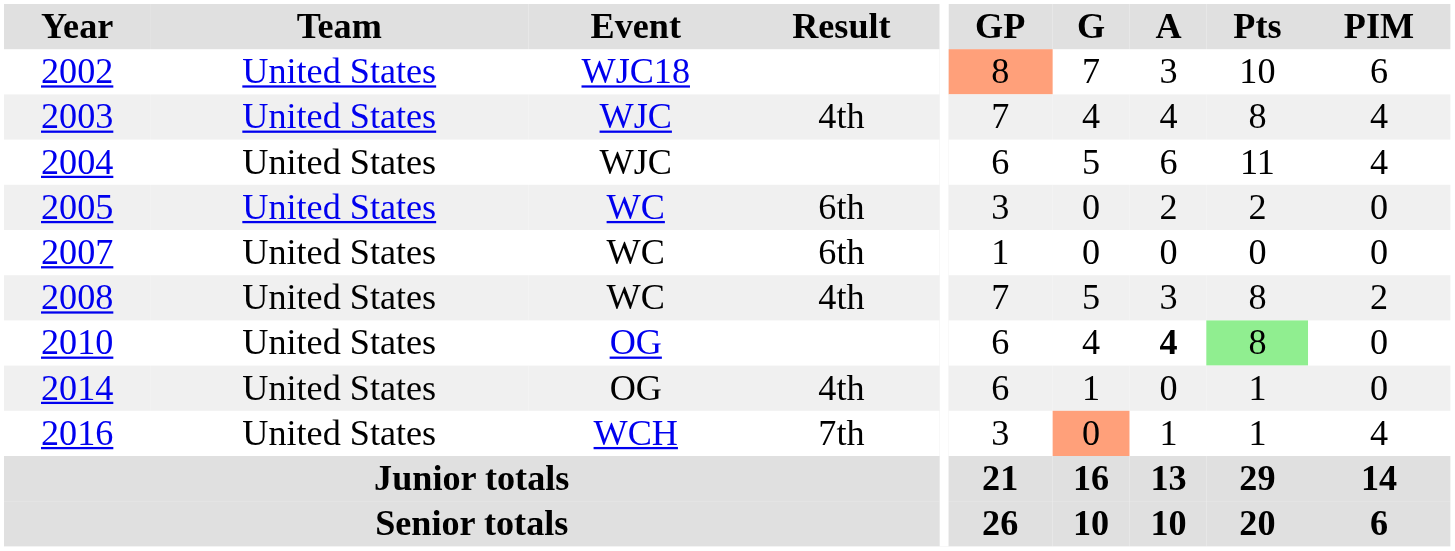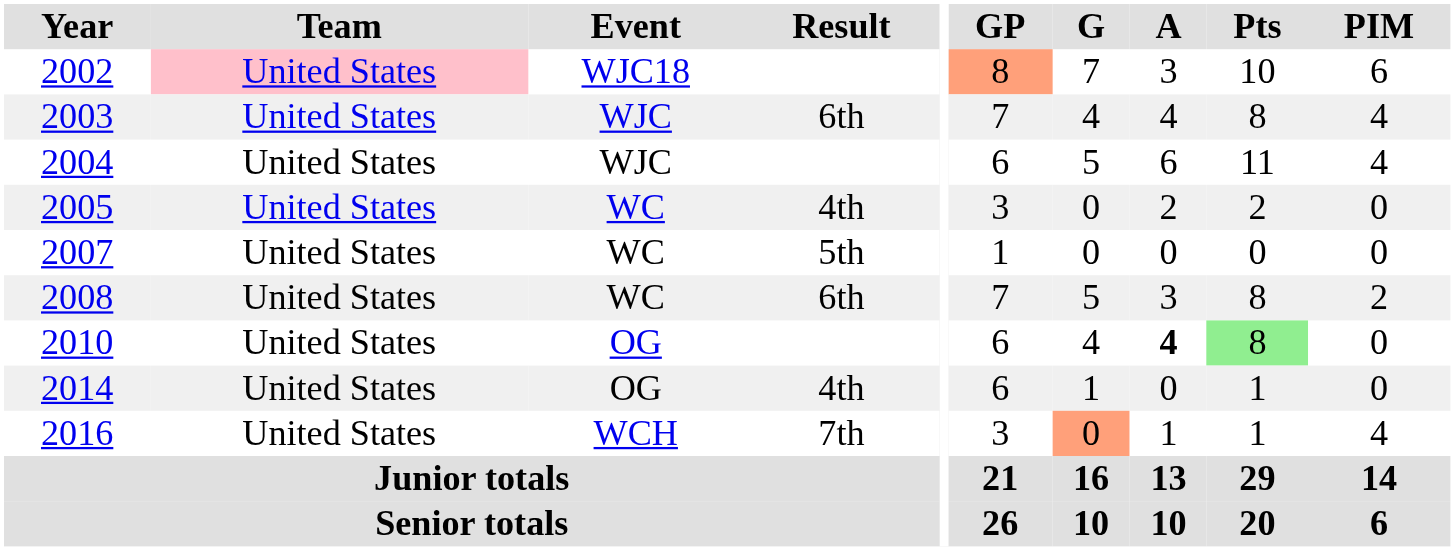(339, 71) no background -> (339, 71) pink background
(841, 116) 4th -> (841, 116) 6th
(841, 206) 6th -> (841, 206) 4th
(841, 251) 6th -> (841, 251) 5th
(841, 297) 4th -> (841, 297) 6th
